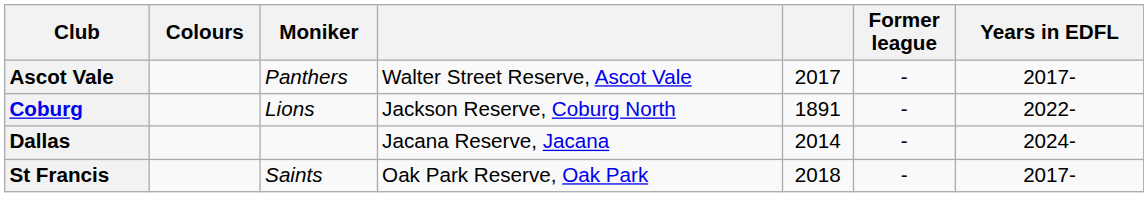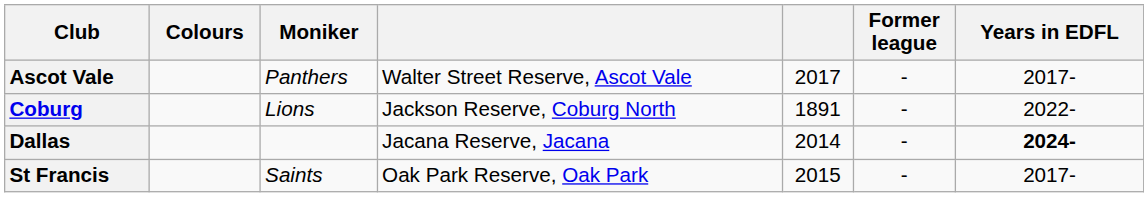(1050, 142) normal -> (1050, 142) bold
(818, 175) 2018 -> (818, 175) 2015
